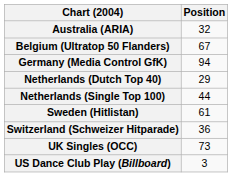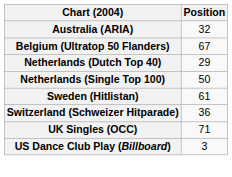- row: (93, 63)
(204, 96) 44 -> (204, 79) 50
(204, 146) 73 -> (204, 130) 71
